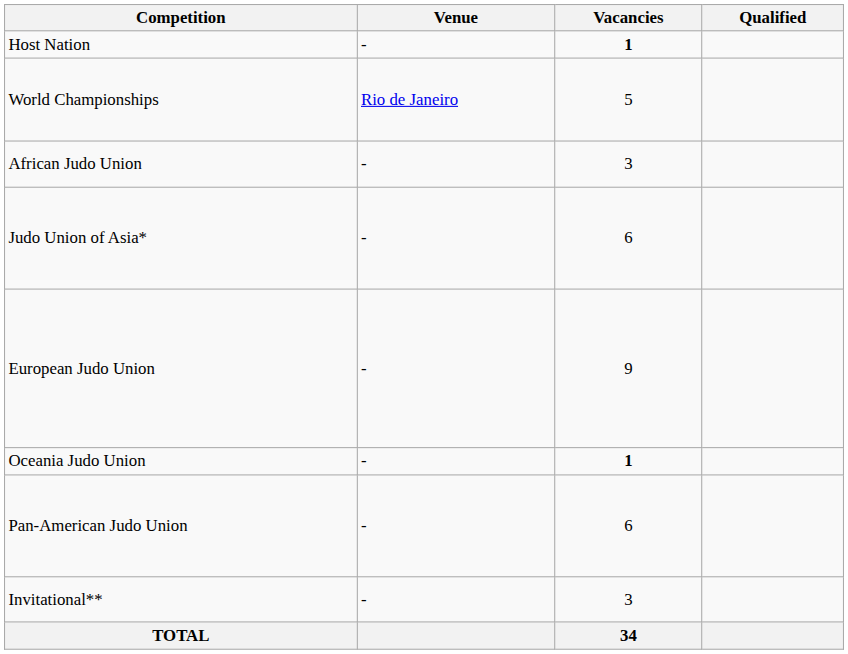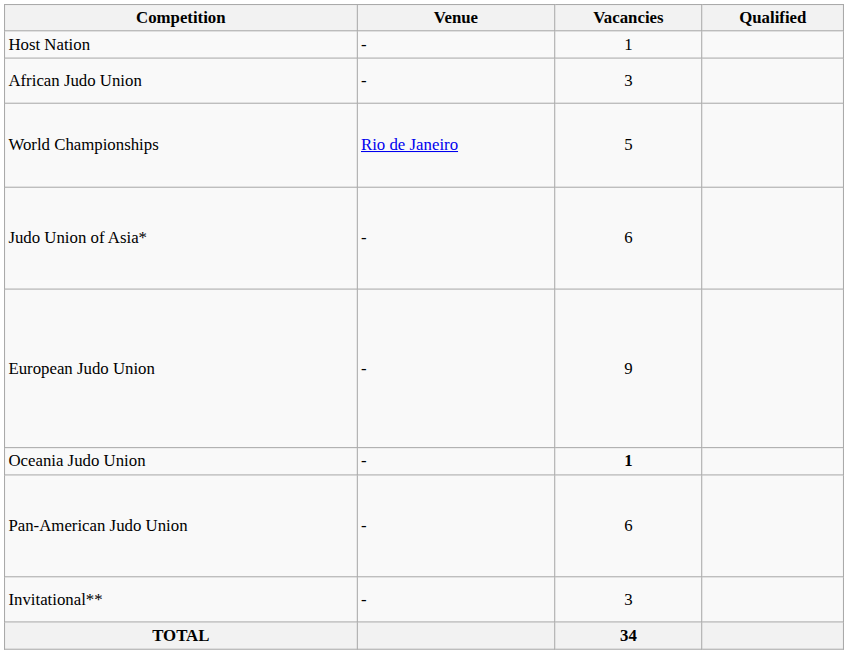(628, 44) bold -> (628, 44) normal
rows swapped: (84, 99) <-> (75, 163)
